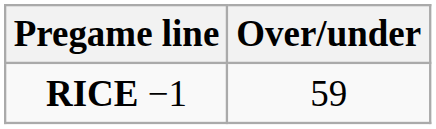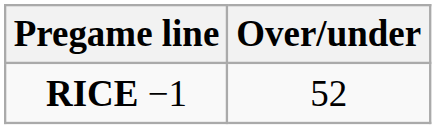(329, 92) 59 -> (329, 92) 52
